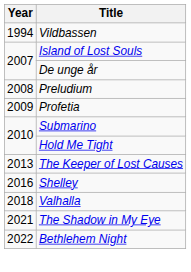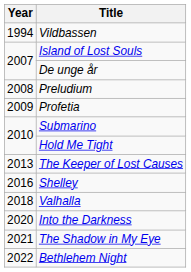+ row: (85, 220)
